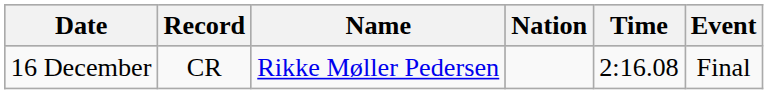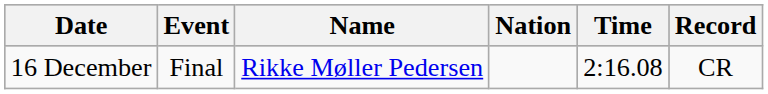columns swapped: (724, 25) <-> (204, 25)
